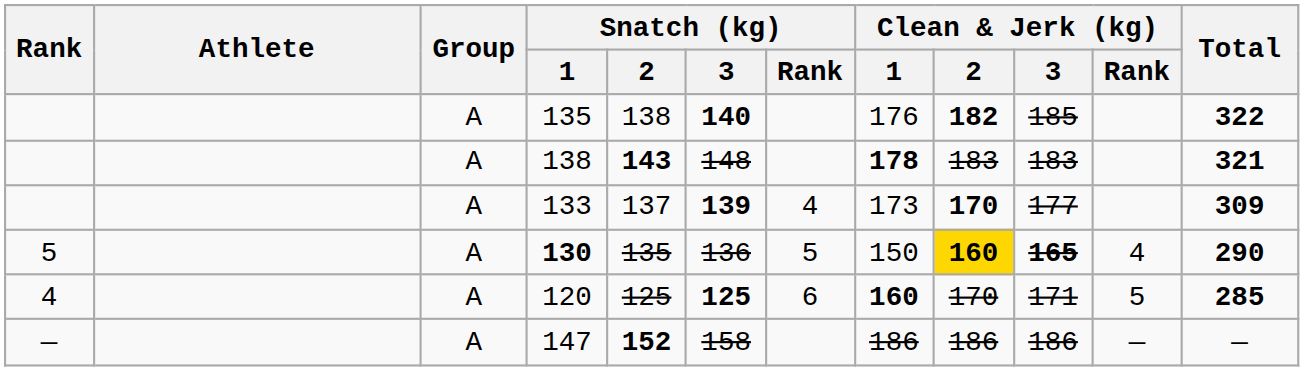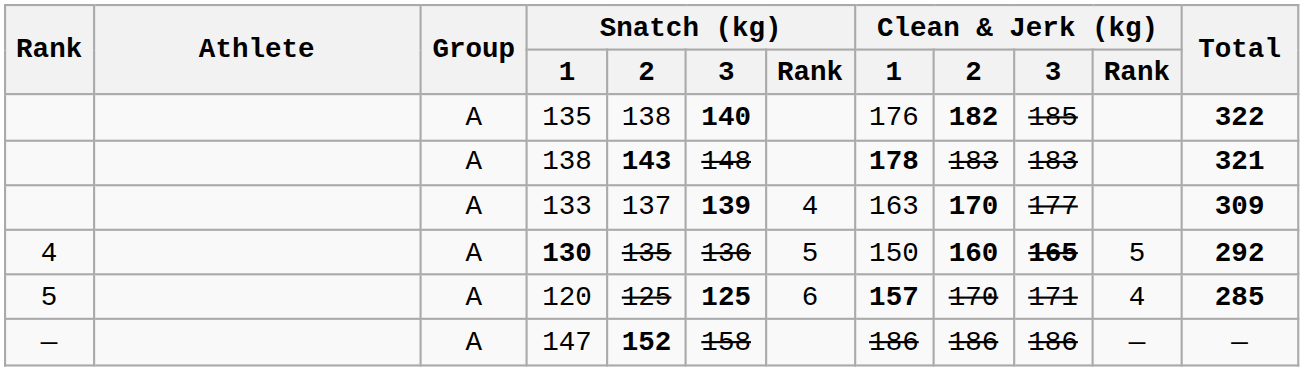(894, 207) 173 -> (894, 207) 163
(49, 252) 5 -> (49, 252) 4
(973, 252) gold background -> (973, 252) no background
(1137, 252) 4 -> (1137, 252) 5
(1240, 252) 290 -> (1240, 252) 292
(49, 297) 4 -> (49, 297) 5
(894, 297) 160 -> (894, 297) 157
(1137, 297) 5 -> (1137, 297) 4
